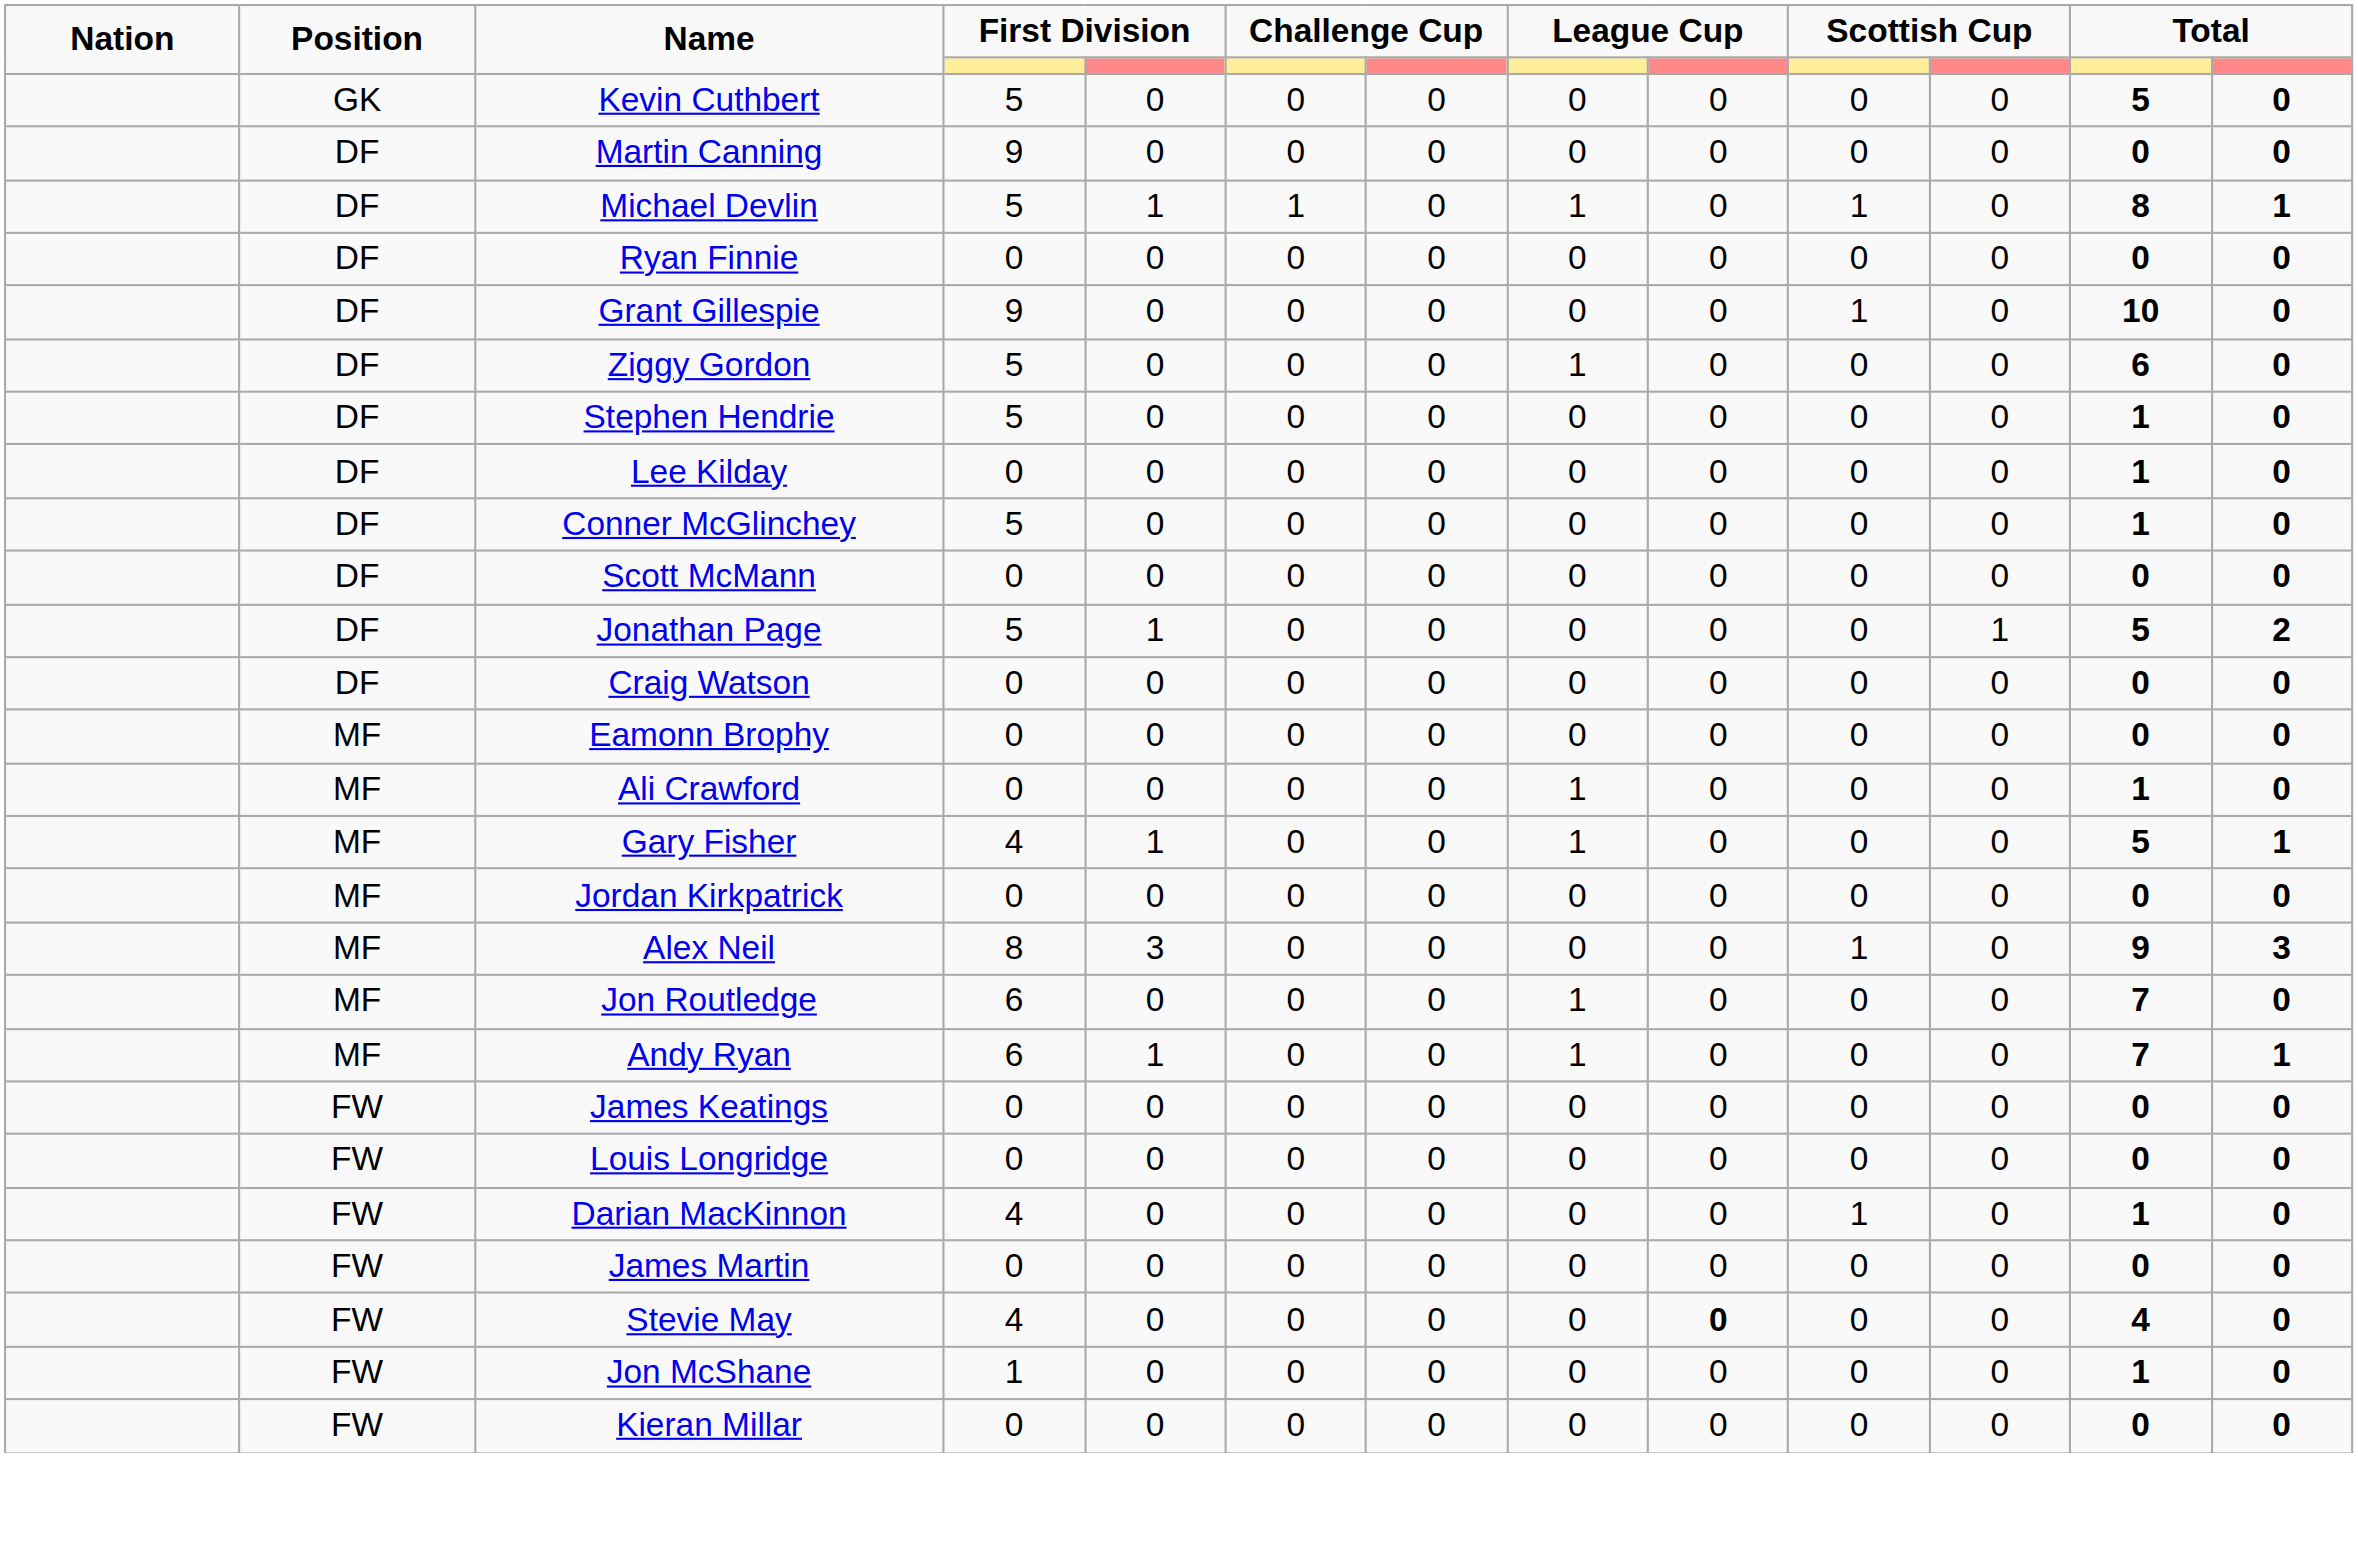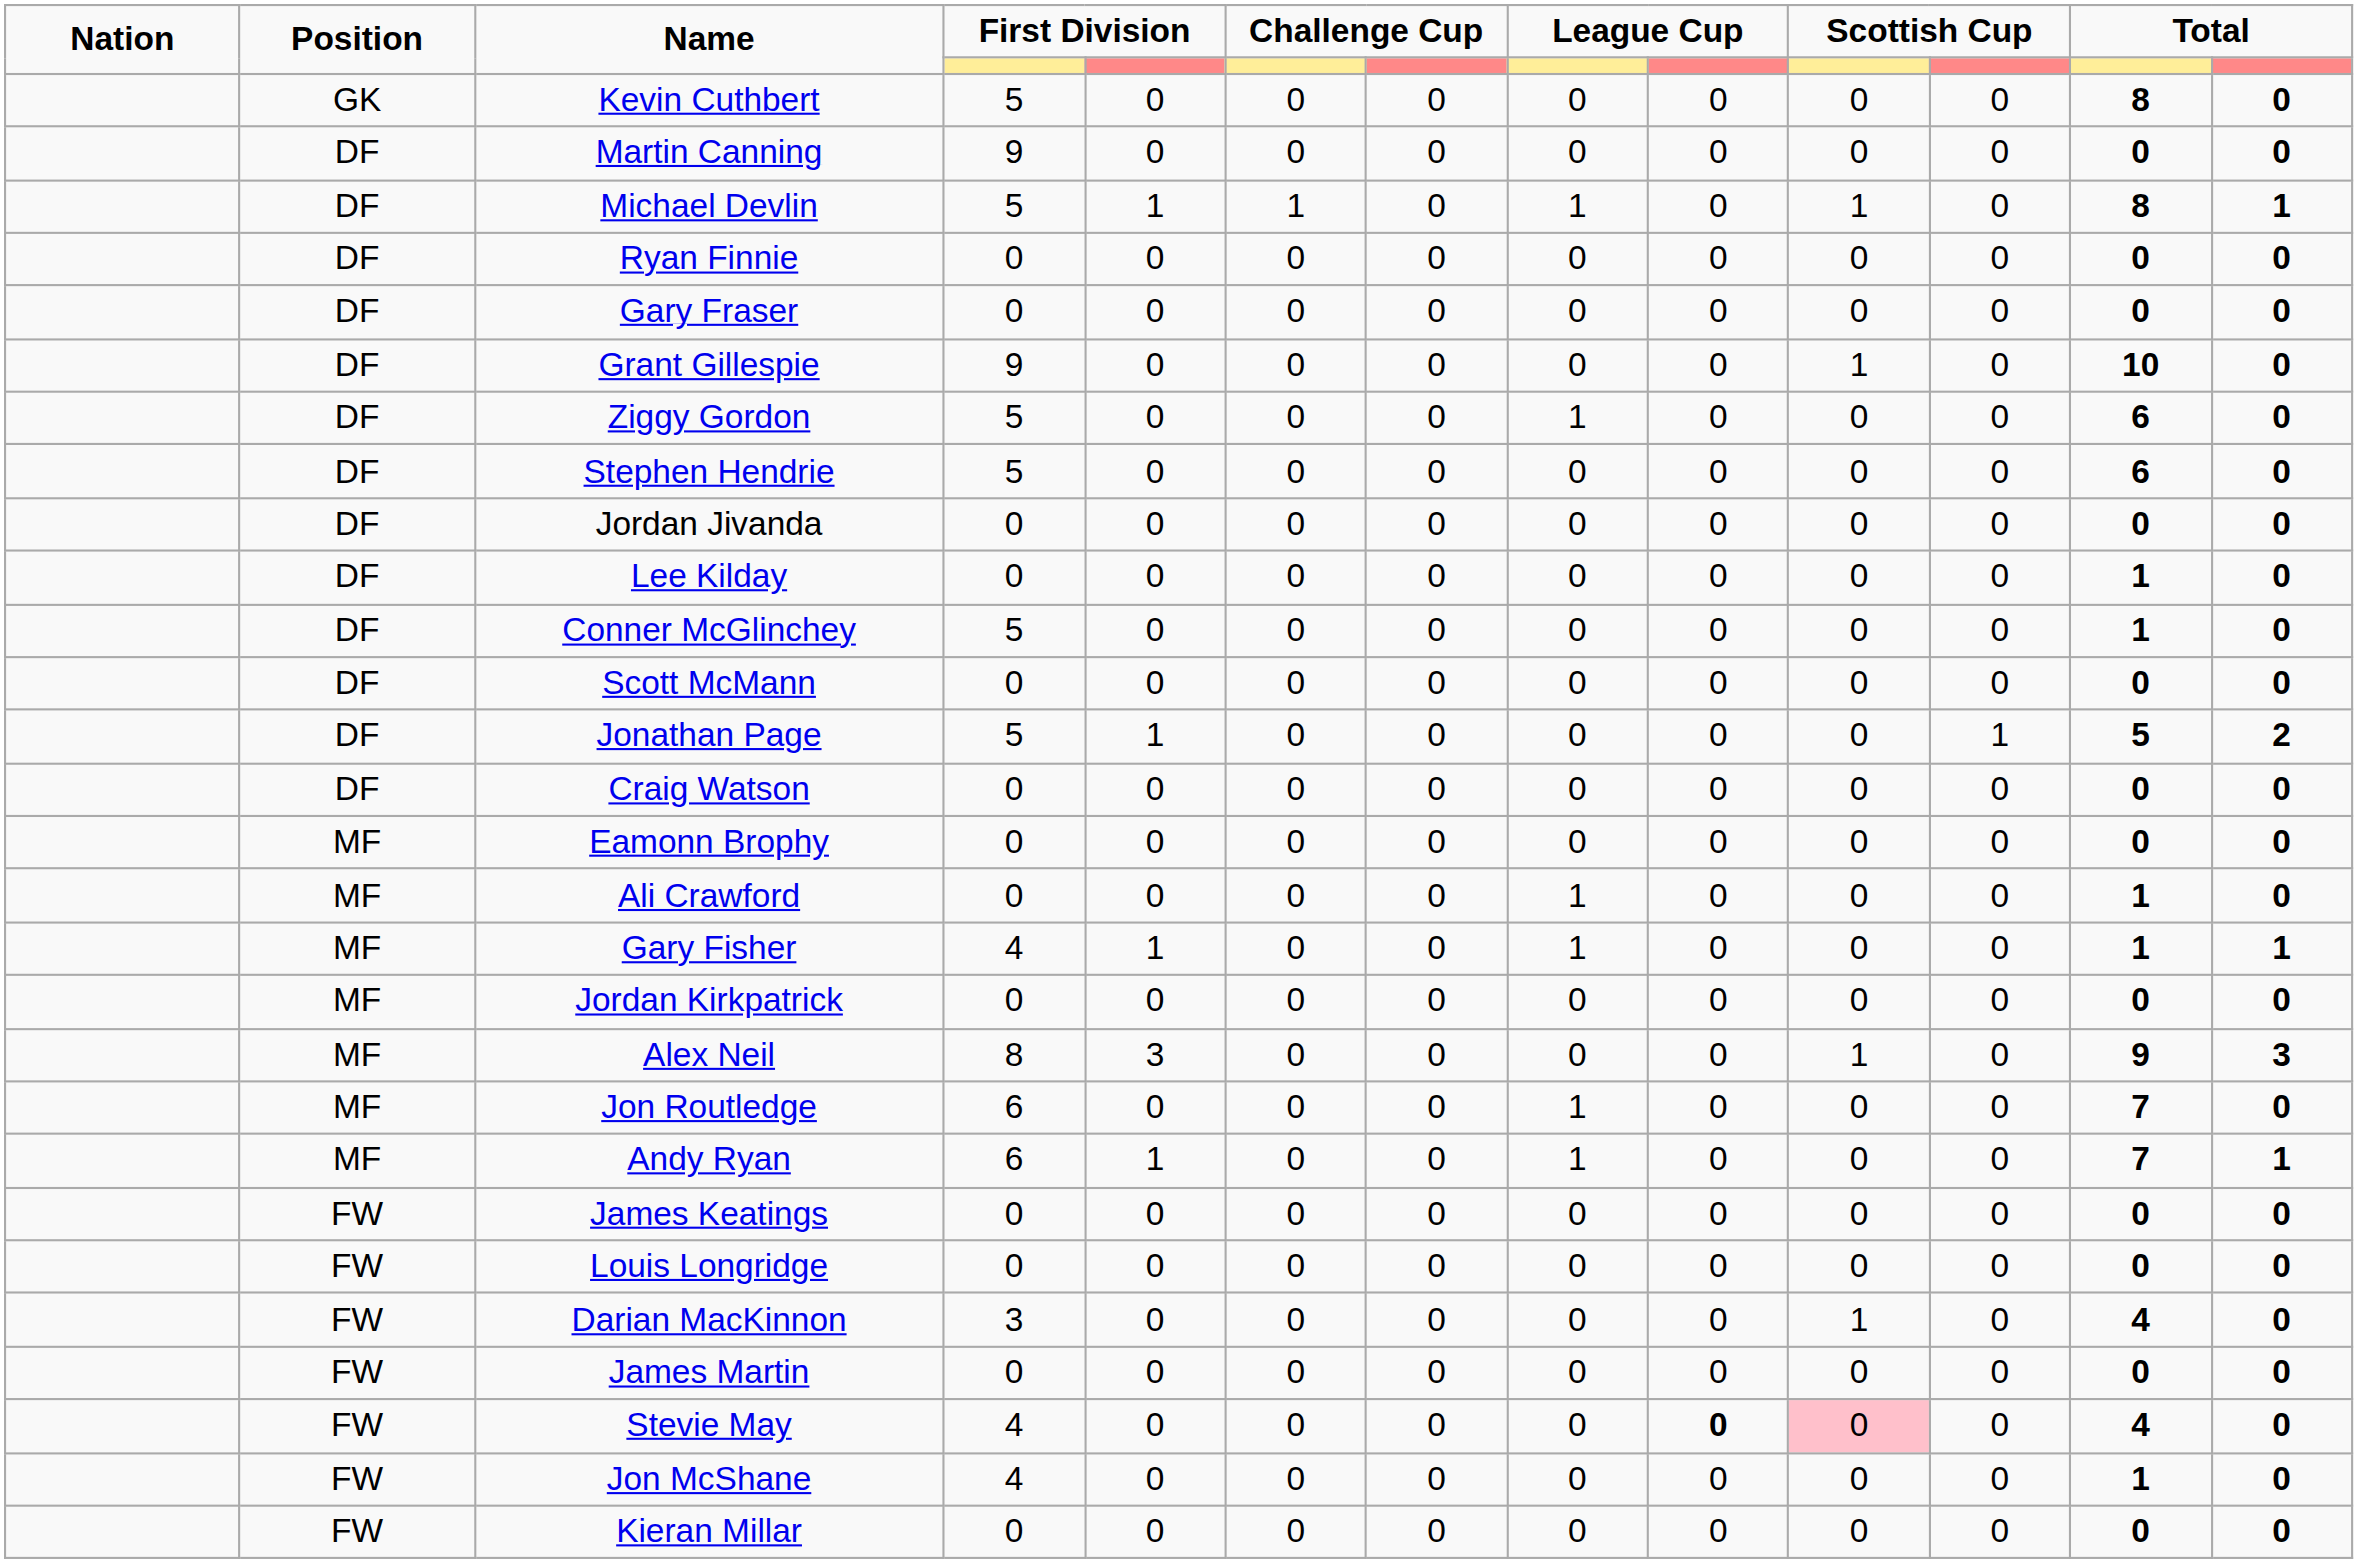(2141, 99) 5 -> (2141, 99) 8
+ row: (709, 311)
(2141, 417) 1 -> (2141, 470) 6
+ row: (709, 523)
(2141, 841) 5 -> (2141, 948) 1
(1014, 1213) 4 -> (1014, 1319) 3
(2141, 1213) 1 -> (2141, 1319) 4
(1859, 1319) no background -> (1859, 1425) pink background
(1014, 1372) 1 -> (1014, 1478) 4
